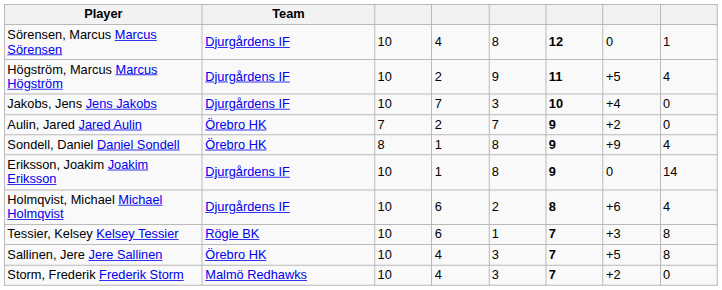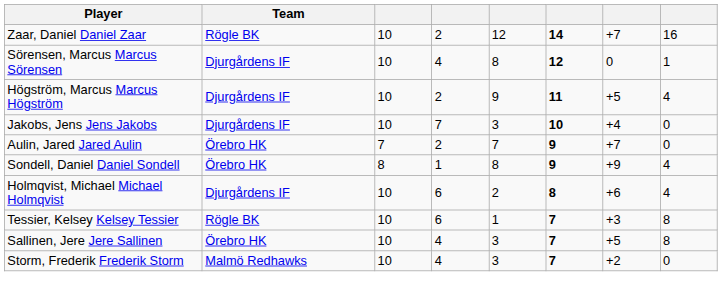+ row: (77, 34)
(613, 124) +2 -> (613, 144) +7
- row: (78, 172)
